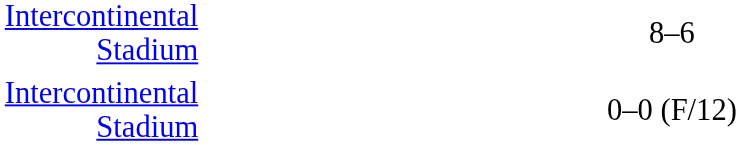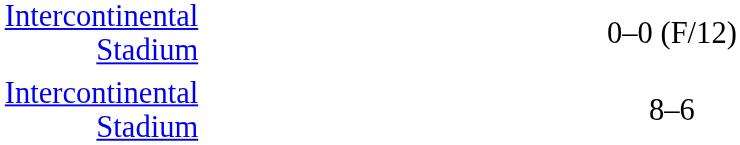rows swapped: (672, 109) <-> (672, 33)
